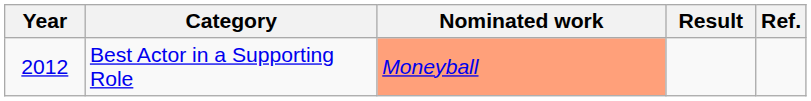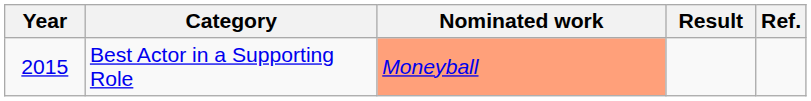(45, 66) 2012 -> (45, 66) 2015
